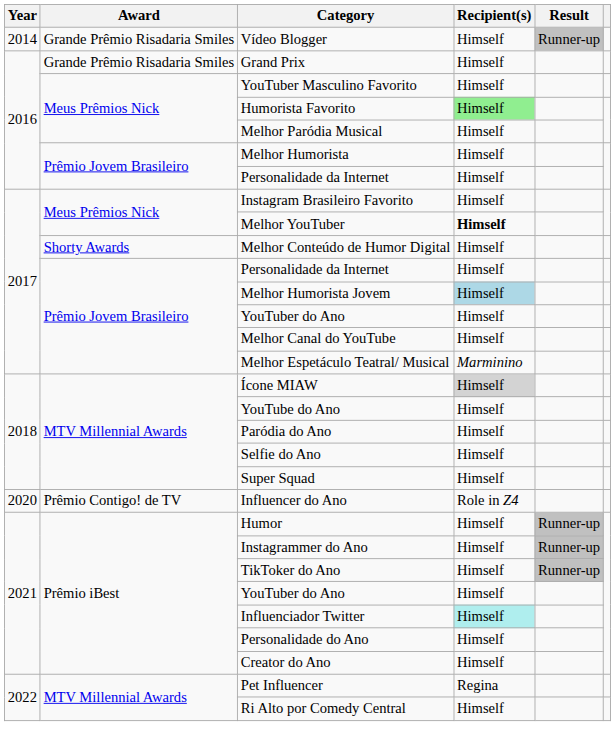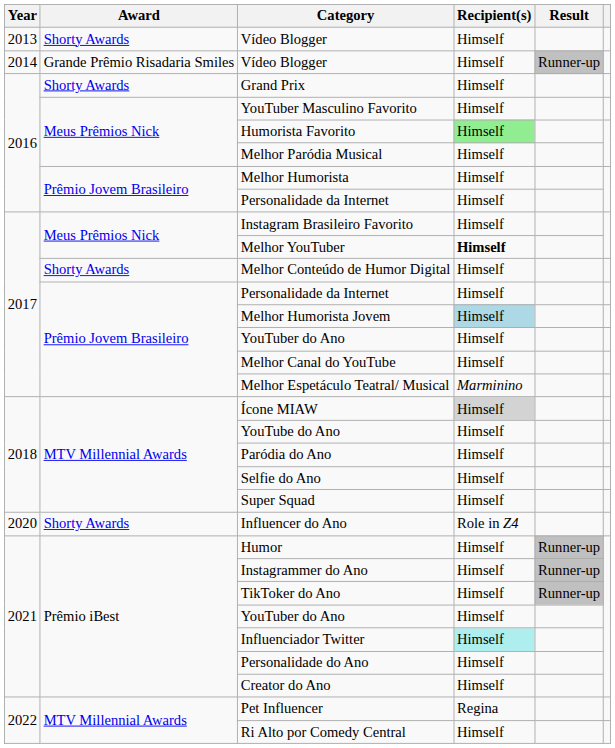+ row: (22, 39)
(139, 62) Grande Prêmio Risadaria Smiles -> (86, 85) Shorty Awards
(112, 500) Prêmio Contigo! de TV -> (86, 524) Shorty Awards
